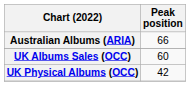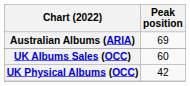(163, 40) 66 -> (163, 40) 69
